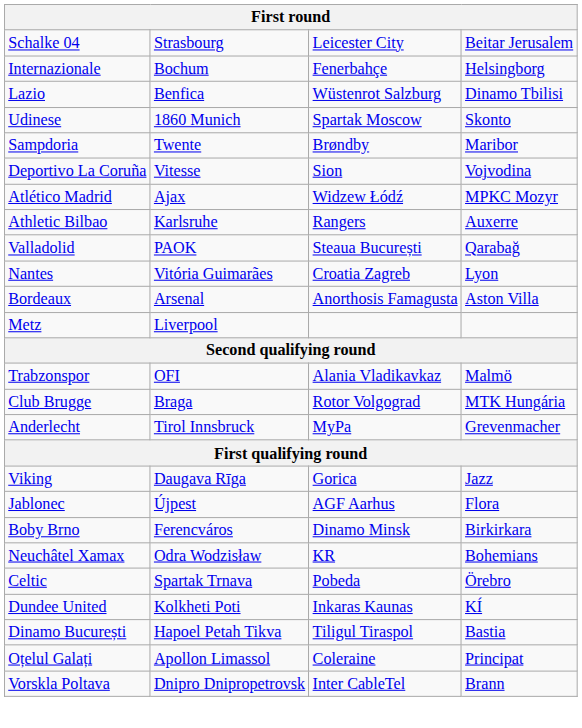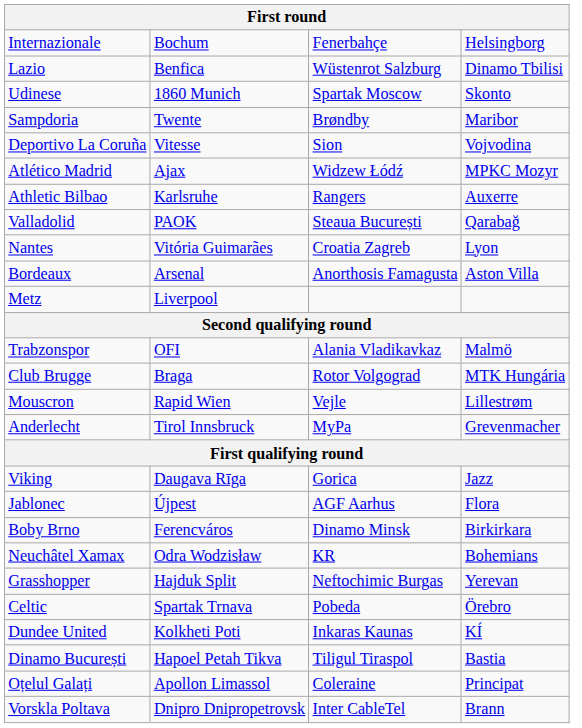- row: (44, 42)
+ row: (41, 401)
+ row: (49, 581)
